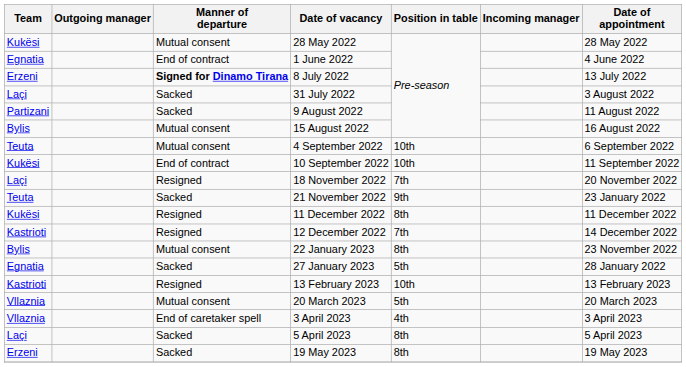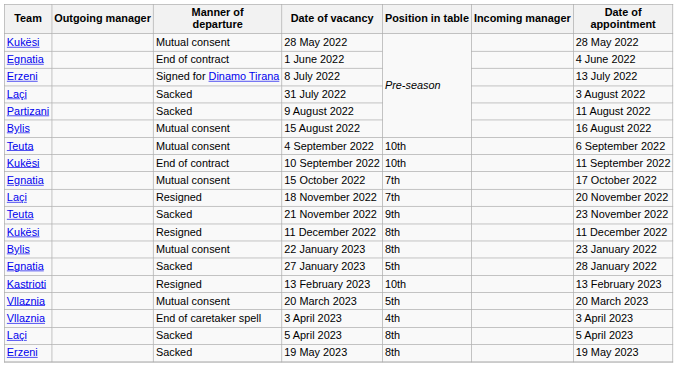(222, 77) bold -> (218, 77) normal
+ row: (325, 180)
(625, 197) 23 January 2022 -> (622, 215) 23 November 2022
- row: (339, 232)
(631, 249) 23 November 2022 -> (616, 249) 23 January 2022
